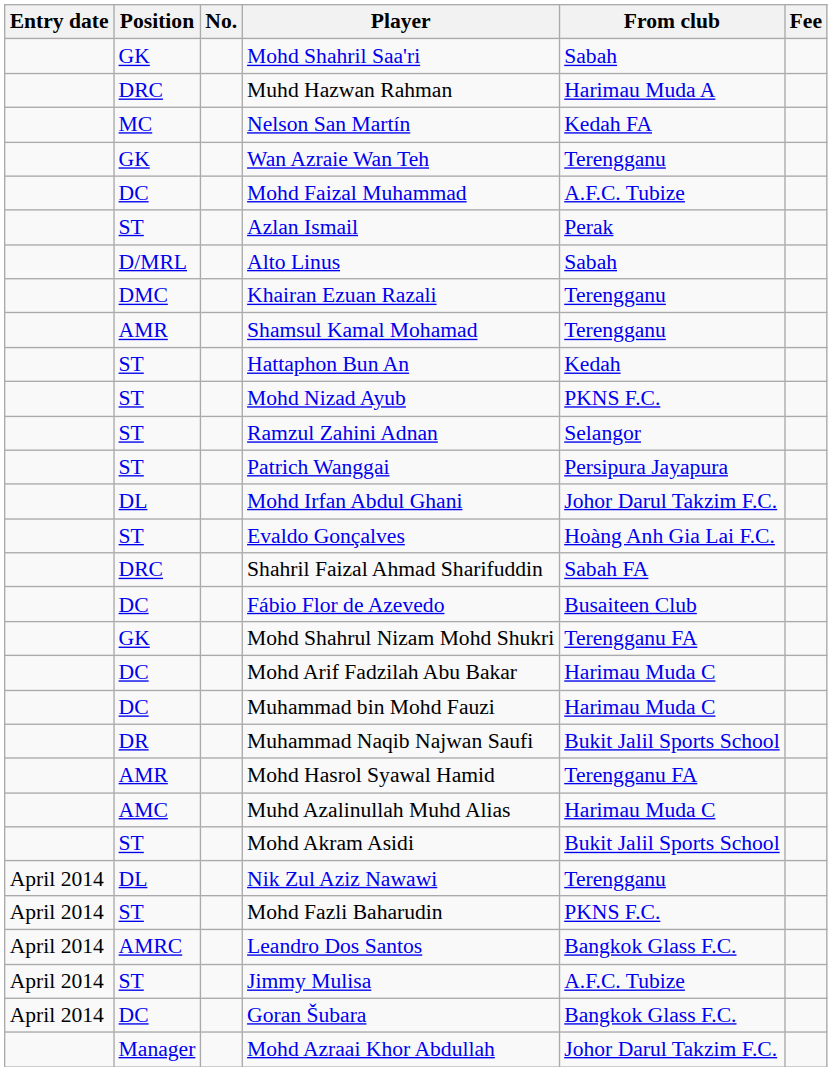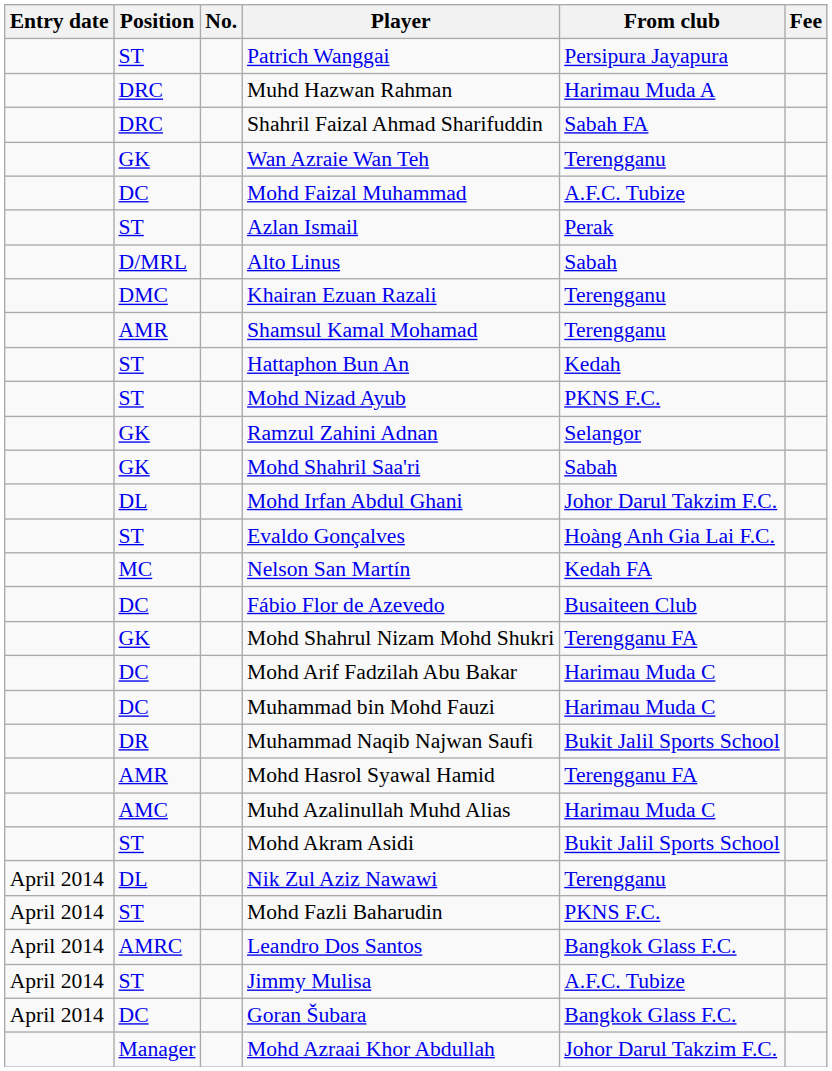rows swapped: (318, 466) <-> (334, 55)
rows swapped: (395, 569) <-> (329, 124)
(131, 432) ST -> (134, 432) GK
